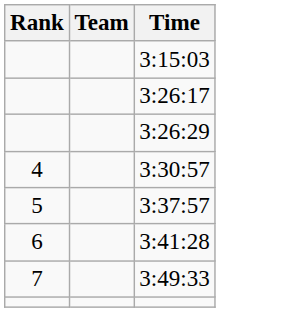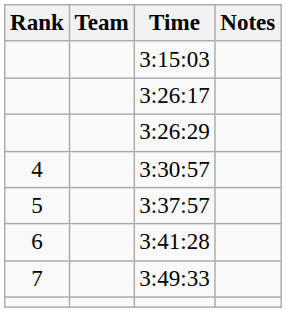+ column: (248, 22)
